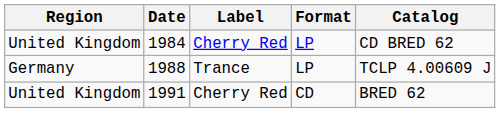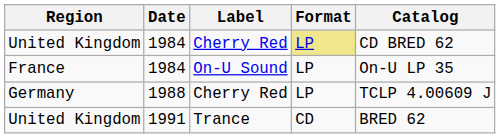(305, 43) no background -> (305, 43) khaki background
+ row: (37, 69)
(222, 69) Trance -> (240, 94) Cherry Red
(240, 94) Cherry Red -> (222, 120) Trance
